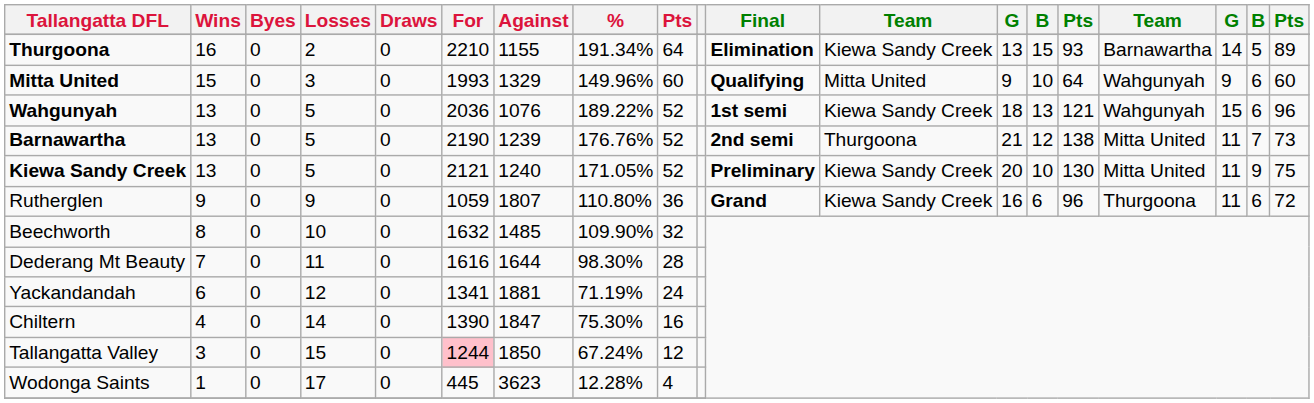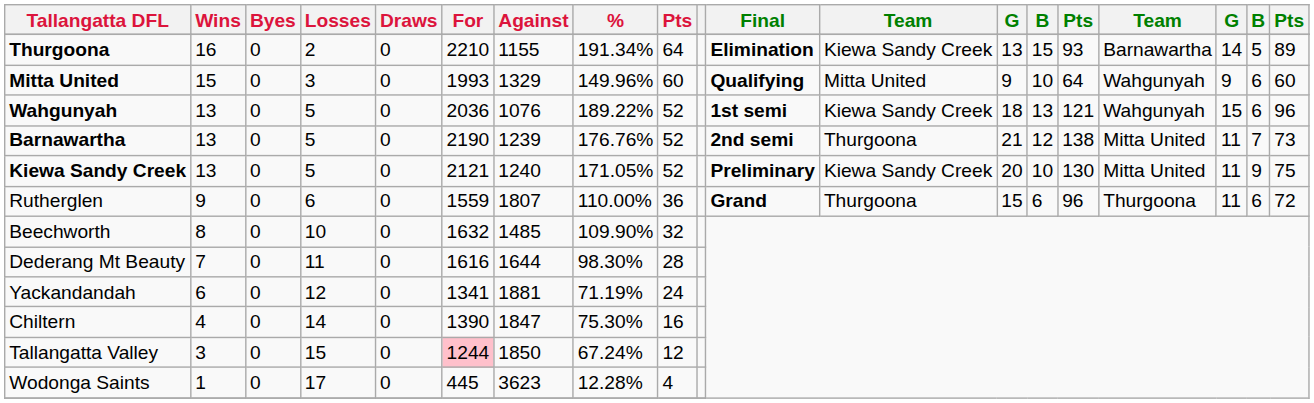(310, 201) 9 -> (310, 201) 6
(468, 201) 1059 -> (468, 201) 1559
(615, 201) 110.80% -> (615, 201) 110.00%
(908, 201) Kiewa Sandy Creek -> (870, 201) Thurgoona
(1012, 201) 16 -> (1012, 201) 15
